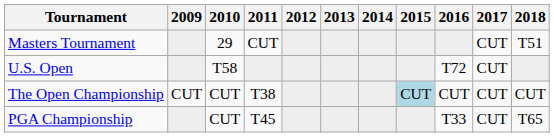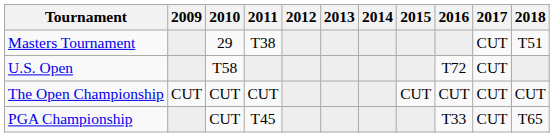(263, 43) CUT -> (263, 43) T38
(263, 94) T38 -> (263, 94) CUT
(416, 94) lightblue background -> (416, 94) no background
